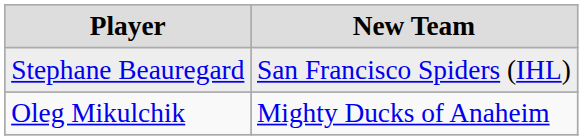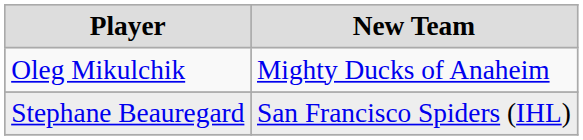rows swapped: (98, 112) <-> (128, 69)
